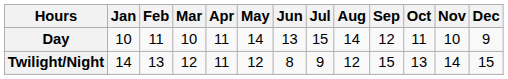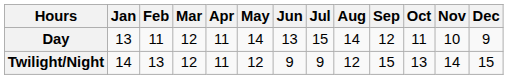(124, 39) 10 -> (124, 39) 13
(189, 39) 10 -> (189, 39) 12
(290, 62) 8 -> (290, 62) 9
